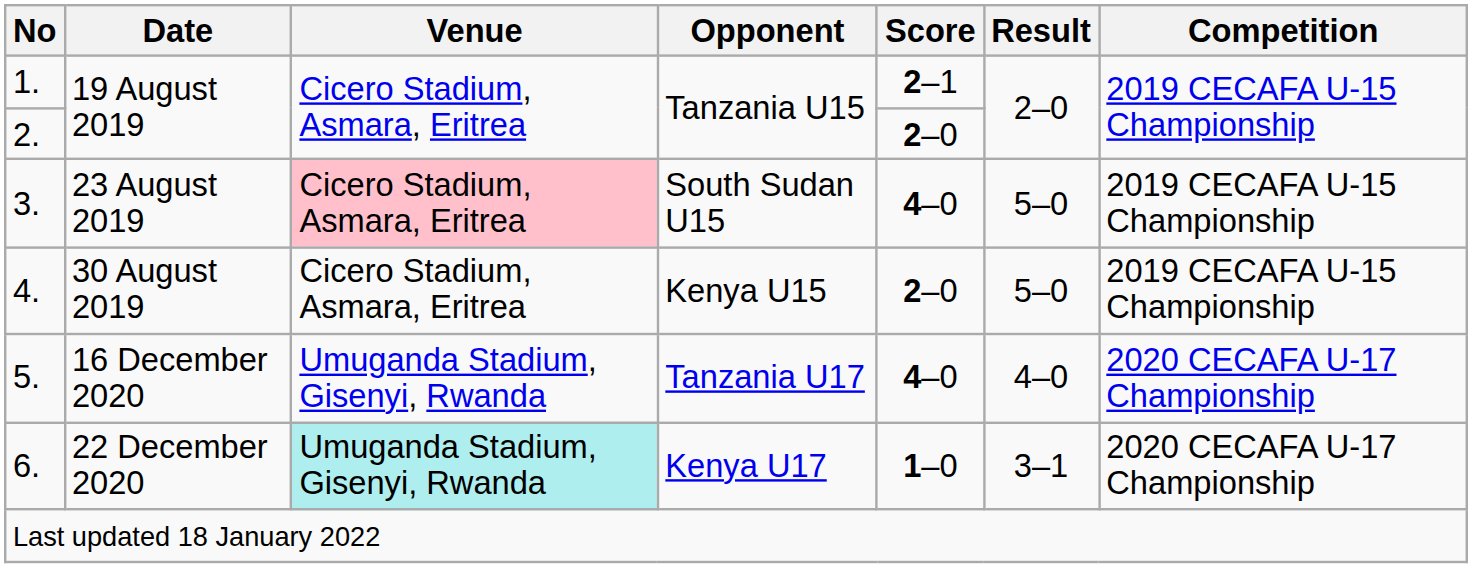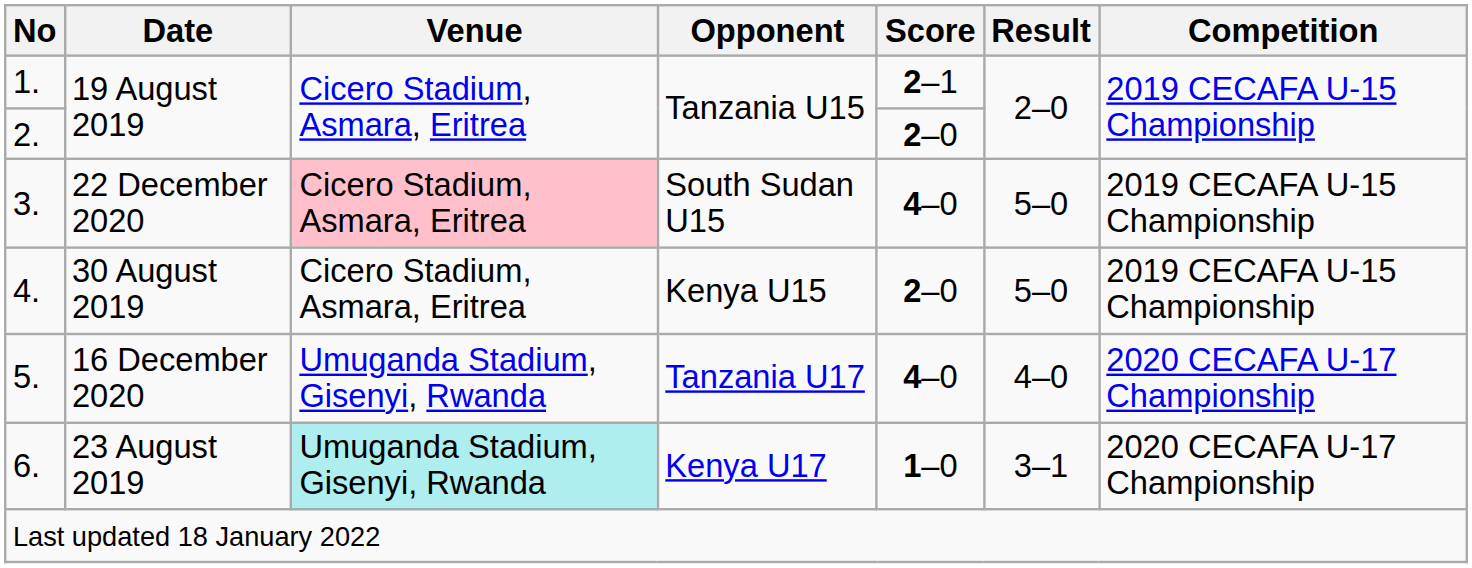(144, 203) 23 August 2019 -> (170, 203) 22 December 2020
(170, 465) 22 December 2020 -> (144, 465) 23 August 2019
